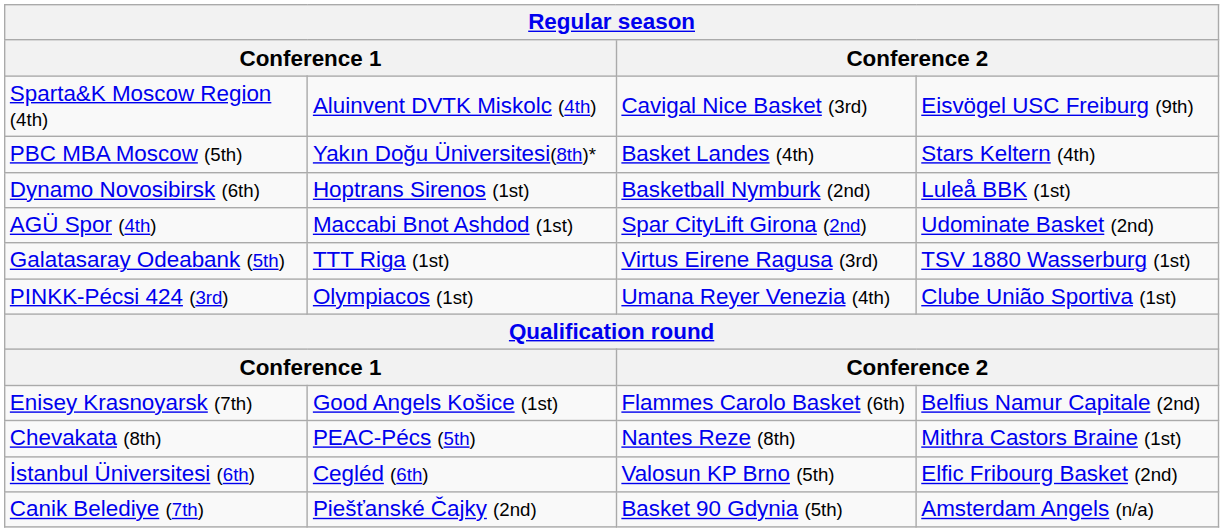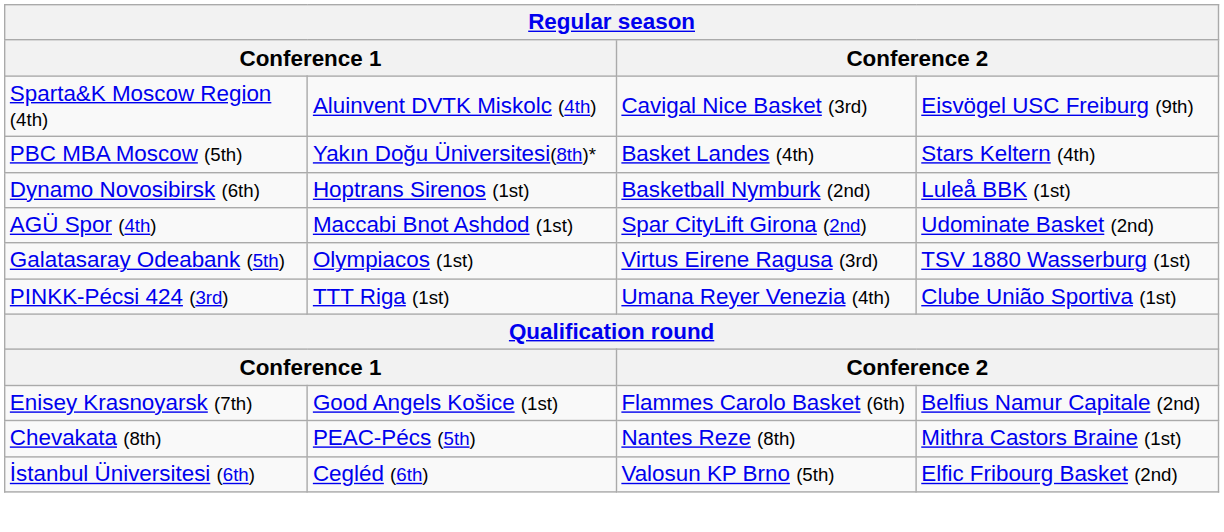(381, 260) TTT Riga (1st) -> (393, 260) Olympiacos (1st)
(393, 296) Olympiacos (1st) -> (381, 296) TTT Riga (1st)
- row: (107, 509)
